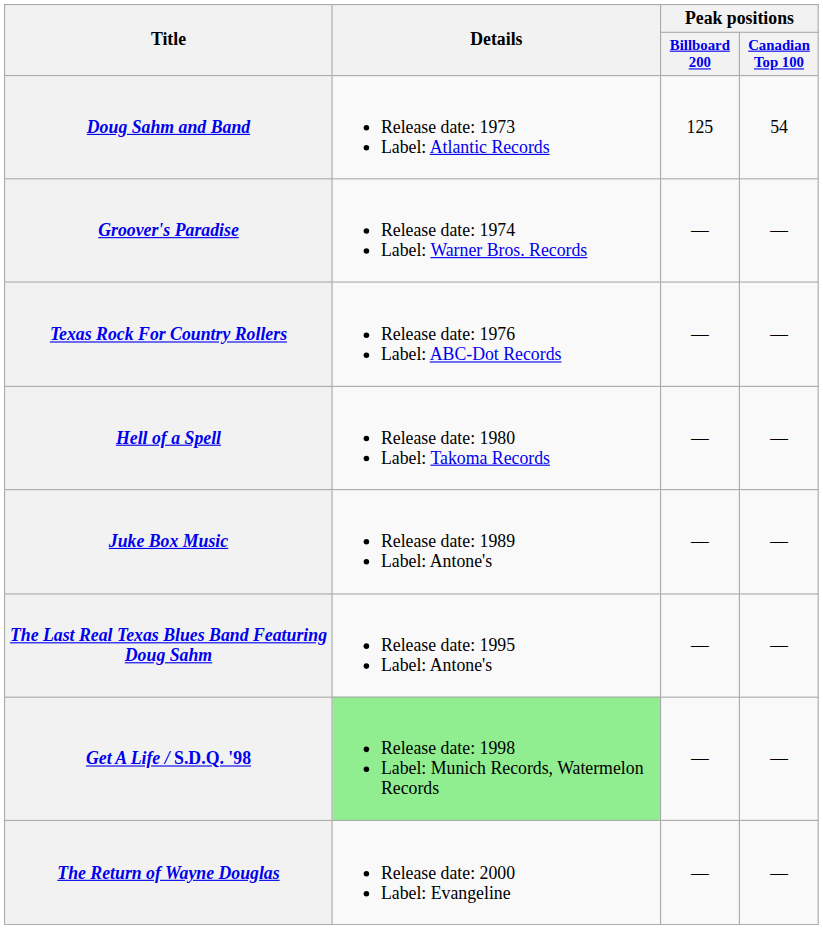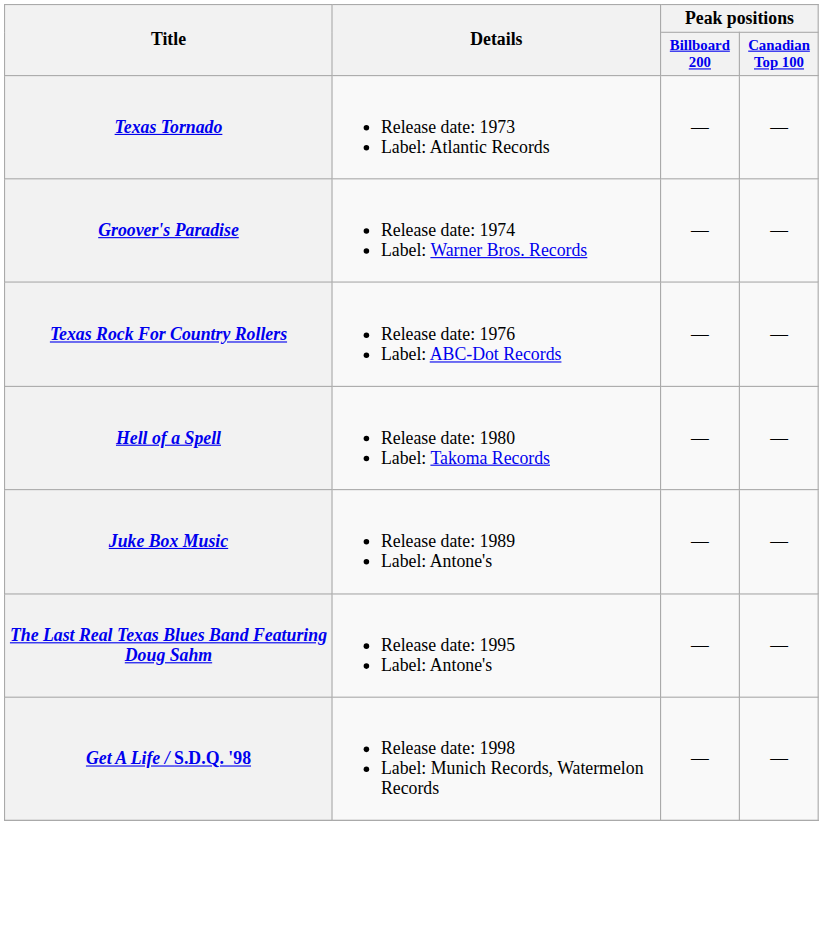- row: (168, 127)
+ row: (168, 127)
(496, 769) lightgreen background -> (496, 769) no background
- row: (168, 872)
